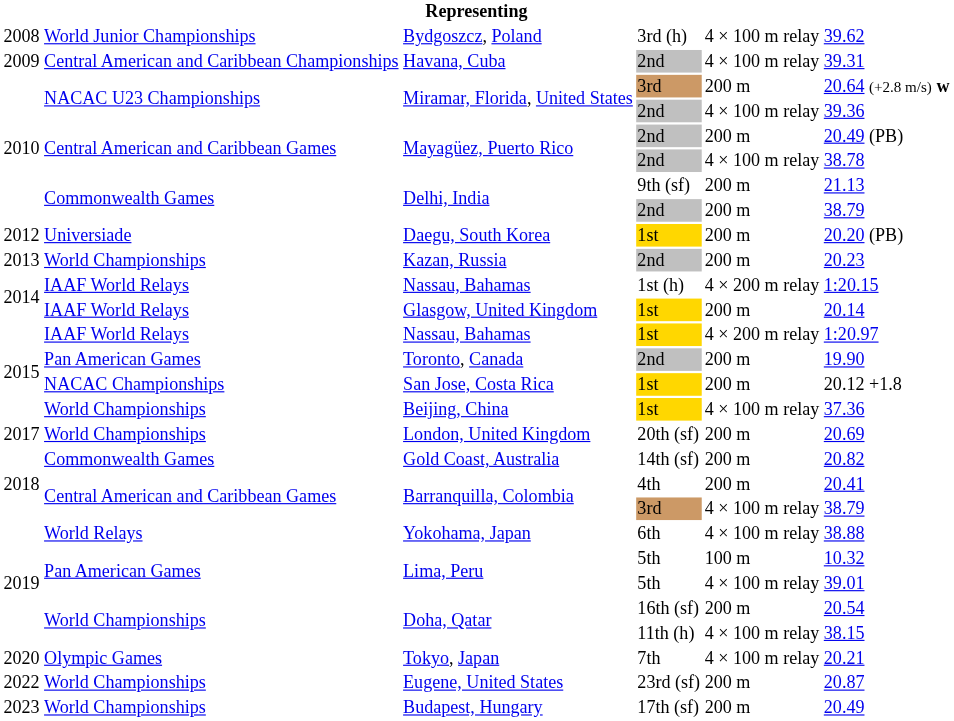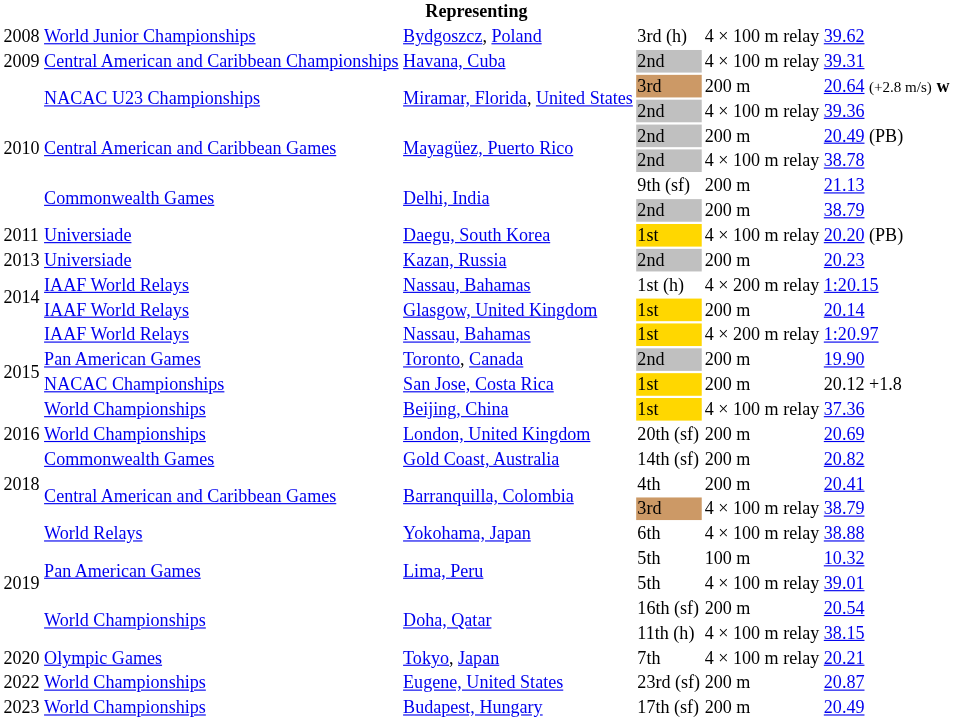(21, 235) 2012 -> (21, 235) 2011
(727, 235) 200 m -> (762, 235) 4 × 100 m relay
(125, 260) World Championships -> (88, 260) Universiade
(21, 434) 2017 -> (21, 434) 2016
